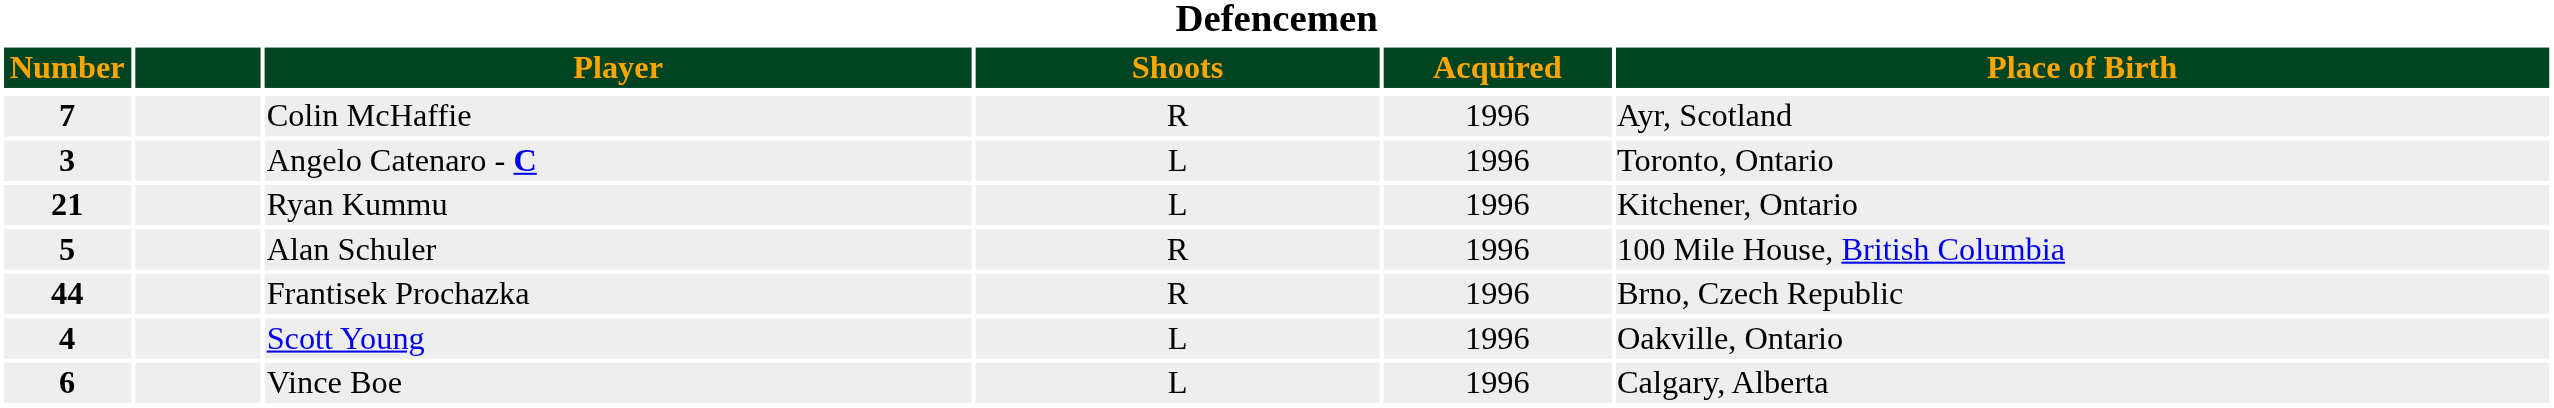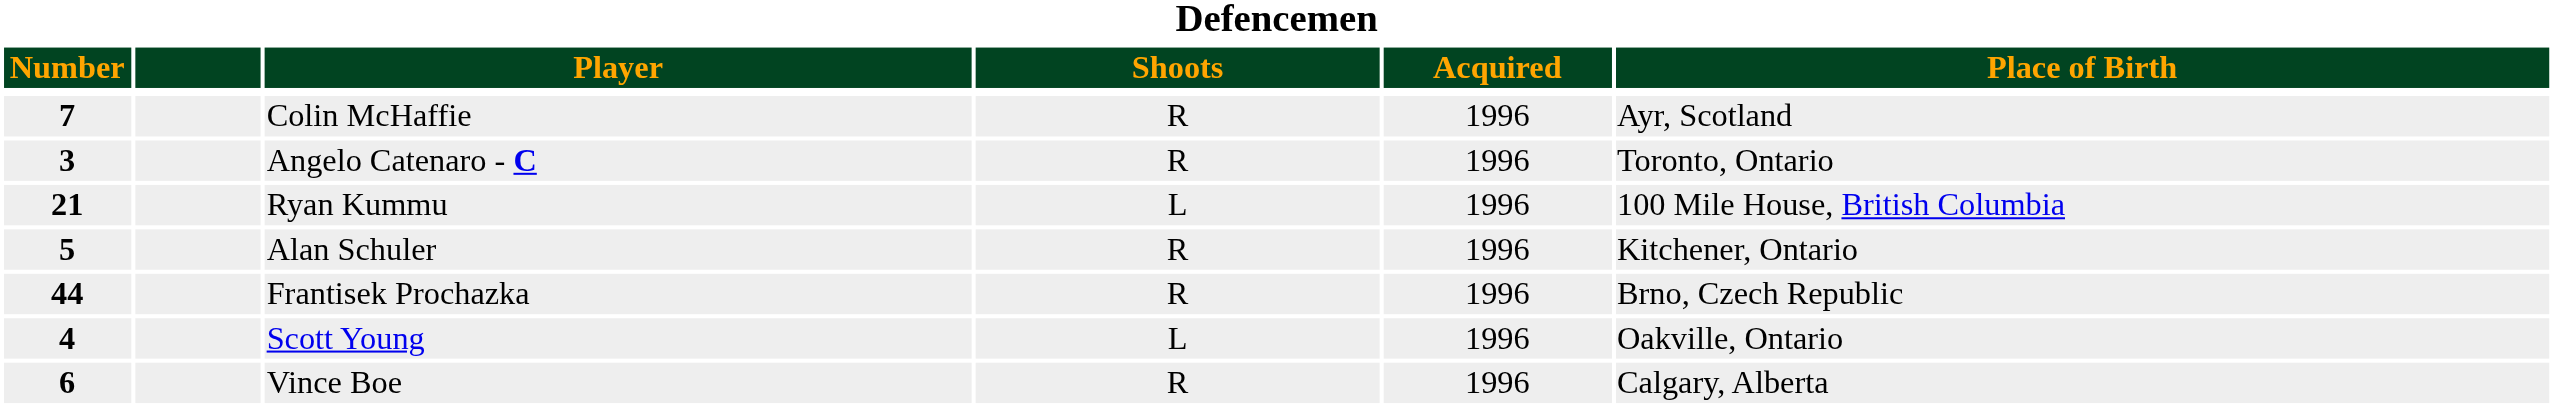(1178, 160) L -> (1178, 160) R
(1738, 204) Kitchener, Ontario -> (1841, 204) 100 Mile House, British Columbia
(1841, 249) 100 Mile House, British Columbia -> (1738, 249) Kitchener, Ontario
(1178, 382) L -> (1178, 382) R
